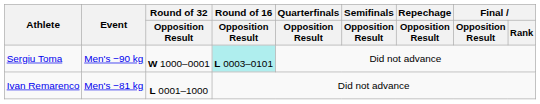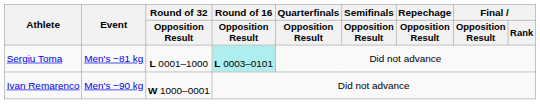(114, 59) Men's −90 kg -> (114, 59) Men's −81 kg
(179, 64) W 1000–0001 -> (179, 64) L 0001–1000
(114, 86) Men's −81 kg -> (114, 86) Men's −90 kg
(179, 91) L 0001–1000 -> (179, 91) W 1000–0001
